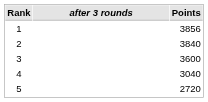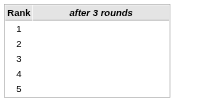- column: (186, 13)
